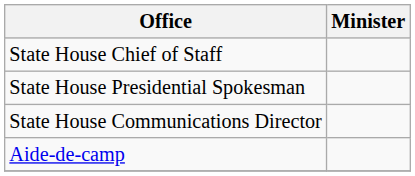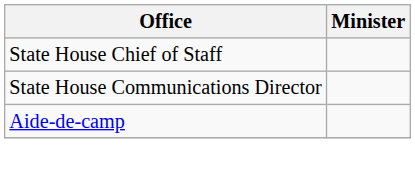- row: (157, 88)
